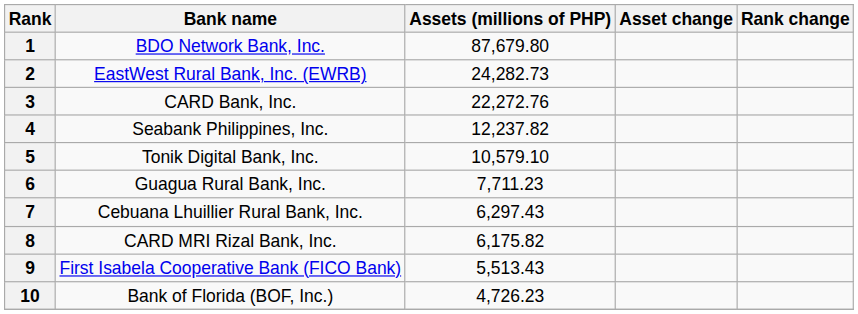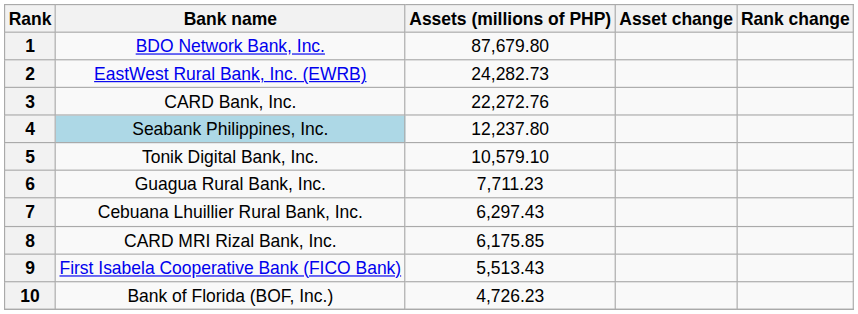(230, 129) no background -> (230, 129) lightblue background
(510, 129) 12,237.82 -> (510, 129) 12,237.80
(510, 240) 6,175.82 -> (510, 240) 6,175.85
